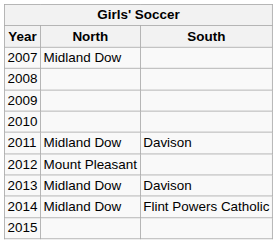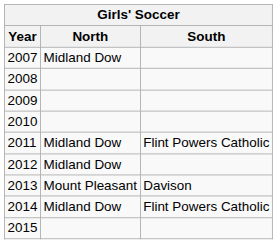(167, 143) Davison -> (206, 143) Flint Powers Catholic
(90, 164) Mount Pleasant -> (82, 164) Midland Dow
(82, 185) Midland Dow -> (90, 185) Mount Pleasant
